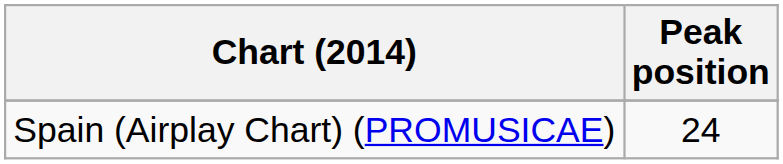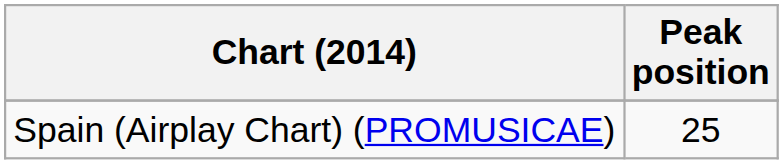(701, 128) 24 -> (701, 128) 25
